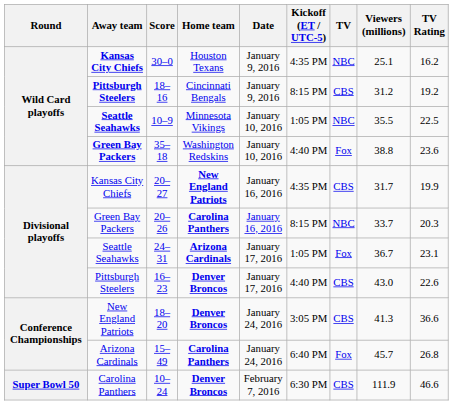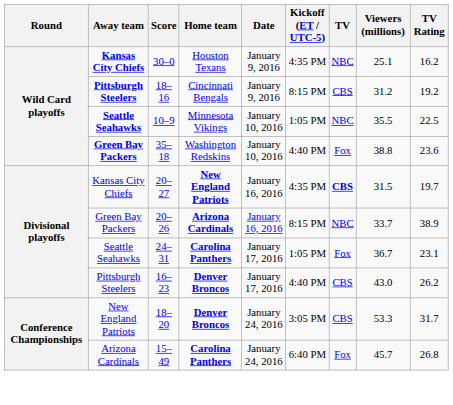(344, 186) normal -> (343, 186) bold
(384, 186) 31.7 -> (383, 186) 31.5
(429, 186) 19.9 -> (429, 186) 19.7
(208, 222) Carolina Panthers -> (211, 222) Arizona Cardinals
(429, 222) 20.3 -> (429, 222) 38.9
(208, 252) Arizona Cardinals -> (211, 252) Carolina Panthers
(429, 282) 22.6 -> (429, 282) 26.2
(384, 318) 41.3 -> (383, 318) 53.3
(429, 318) 36.6 -> (429, 318) 31.7
- row: (162, 384)
